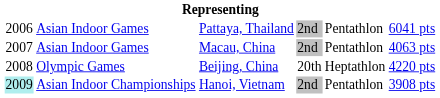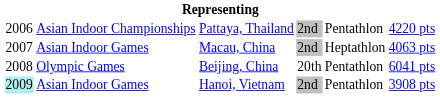(92, 28) Asian Indoor Games -> (116, 28) Asian Indoor Championships
(412, 28) 6041 pts -> (412, 28) 4220 pts
(354, 47) Pentathlon -> (355, 47) Heptathlon
(355, 66) Heptathlon -> (354, 66) Pentathlon
(412, 66) 4220 pts -> (412, 66) 6041 pts
(116, 85) Asian Indoor Championships -> (92, 85) Asian Indoor Games
